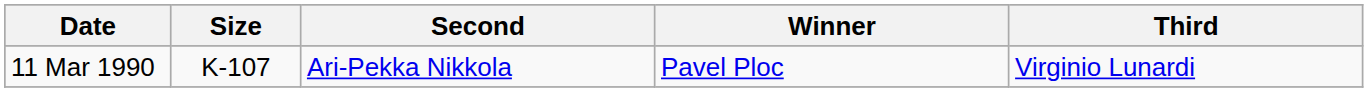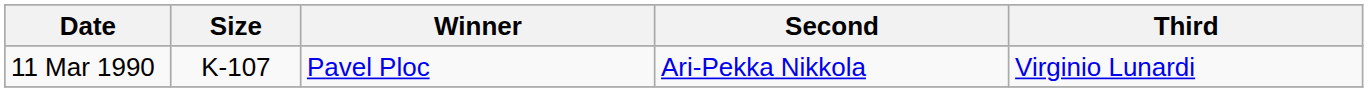columns swapped: (832, 26) <-> (478, 26)
